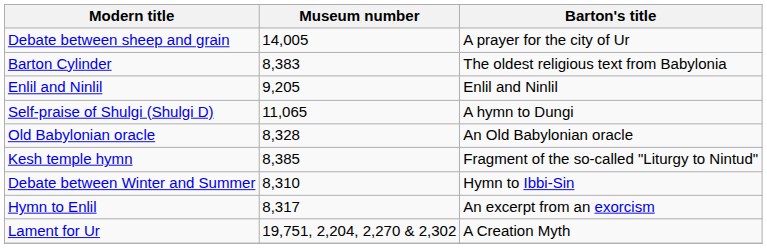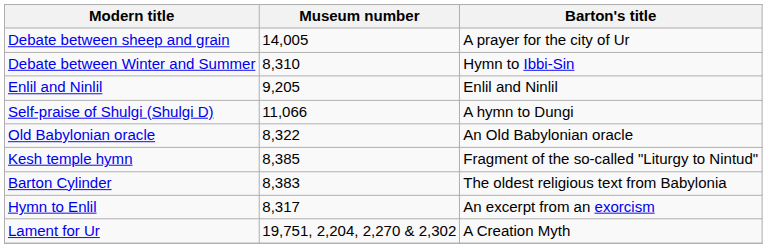rows swapped: (60, 64) <-> (132, 183)
(285, 111) 11,065 -> (285, 111) 11,066
(281, 135) 8,328 -> (281, 135) 8,322
